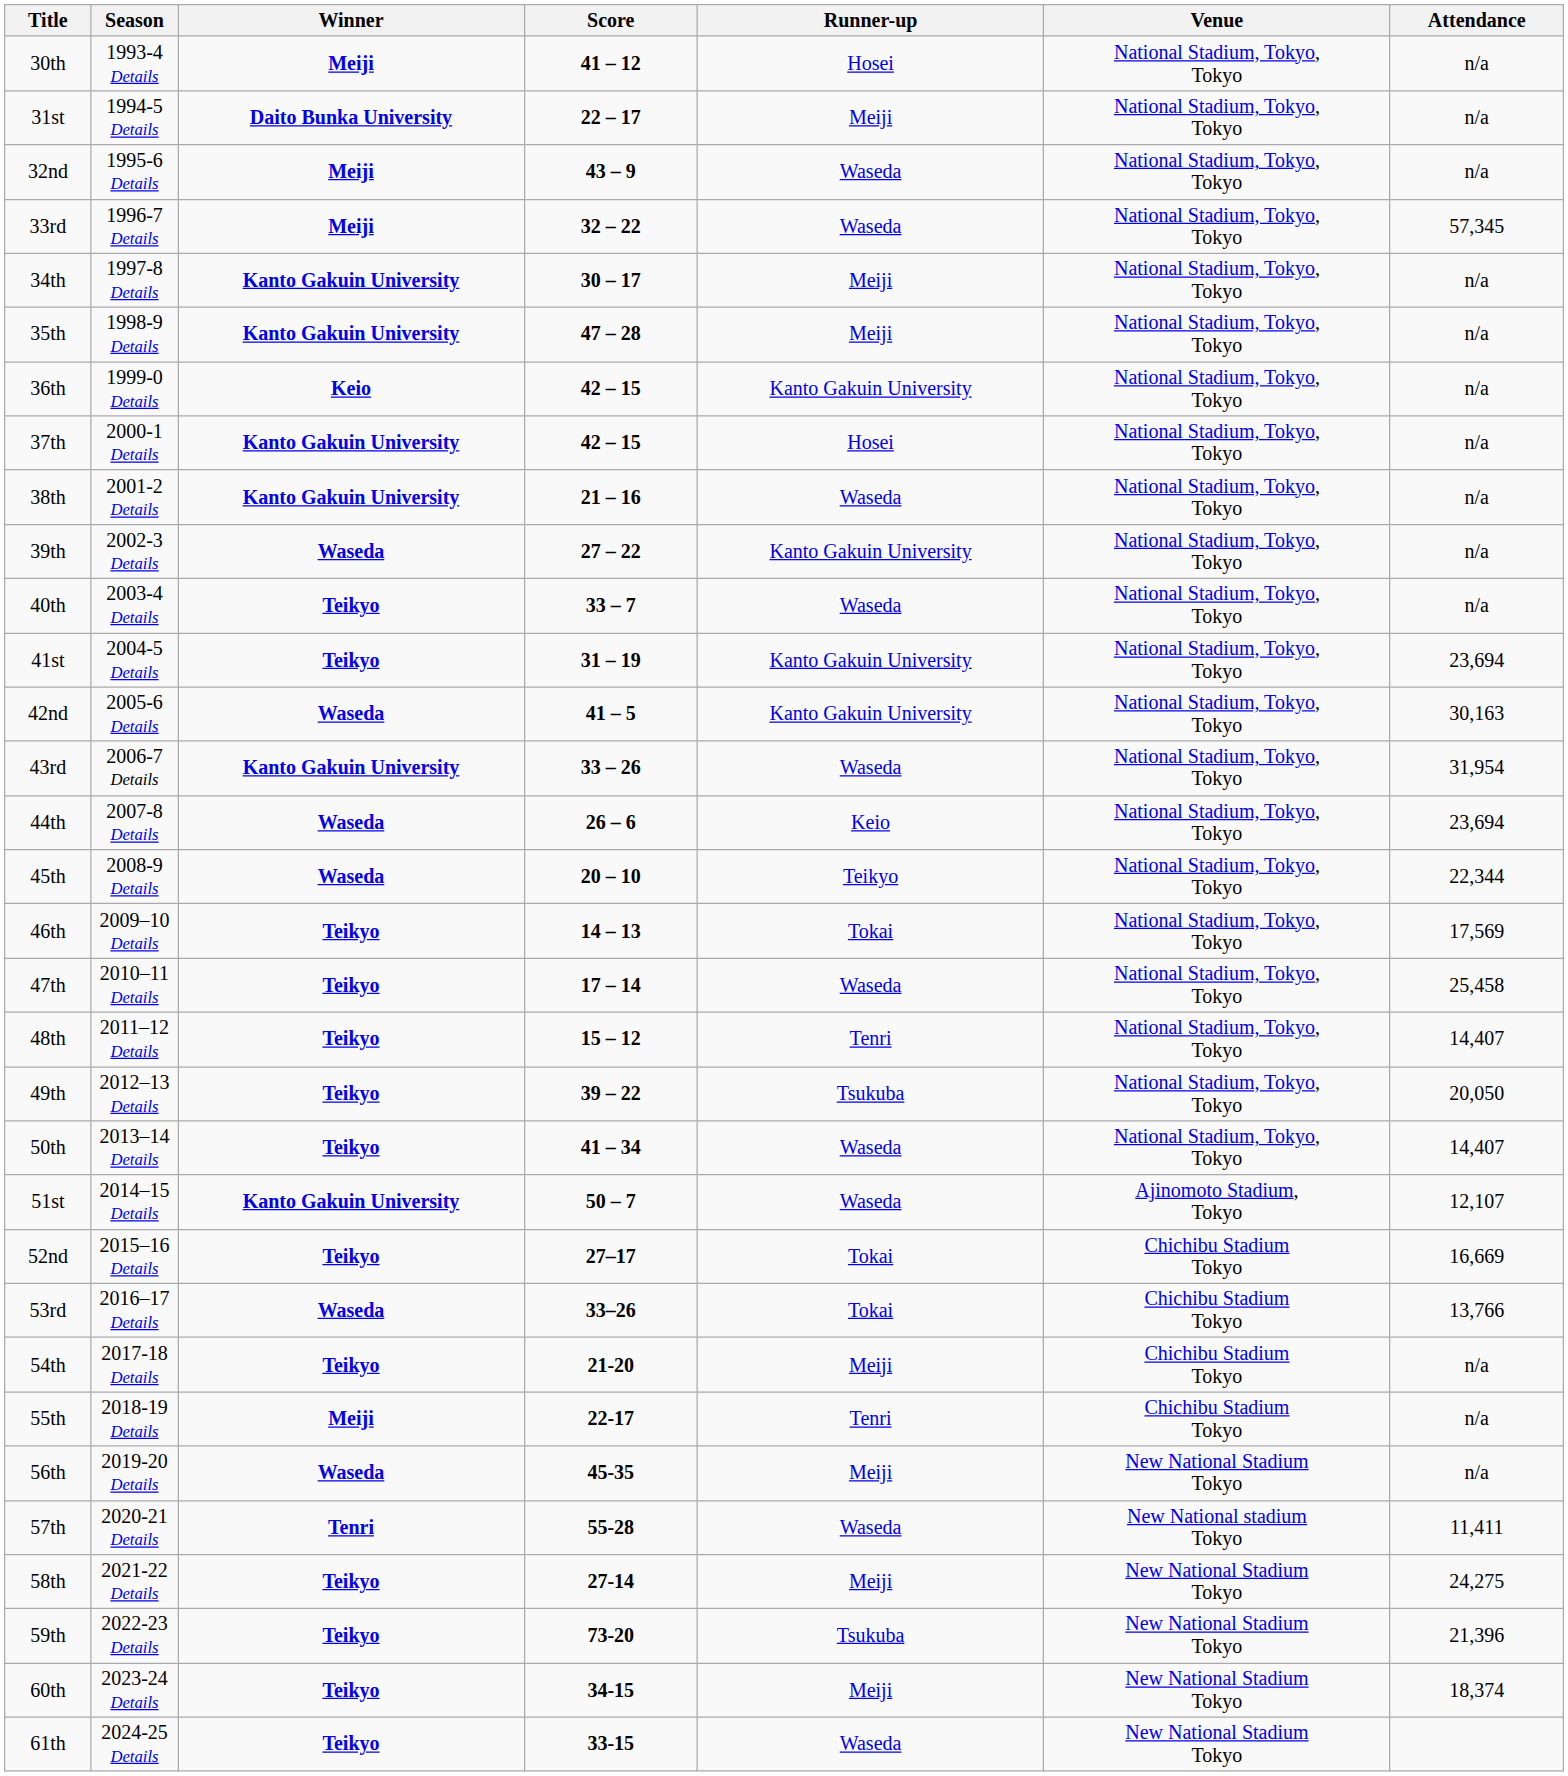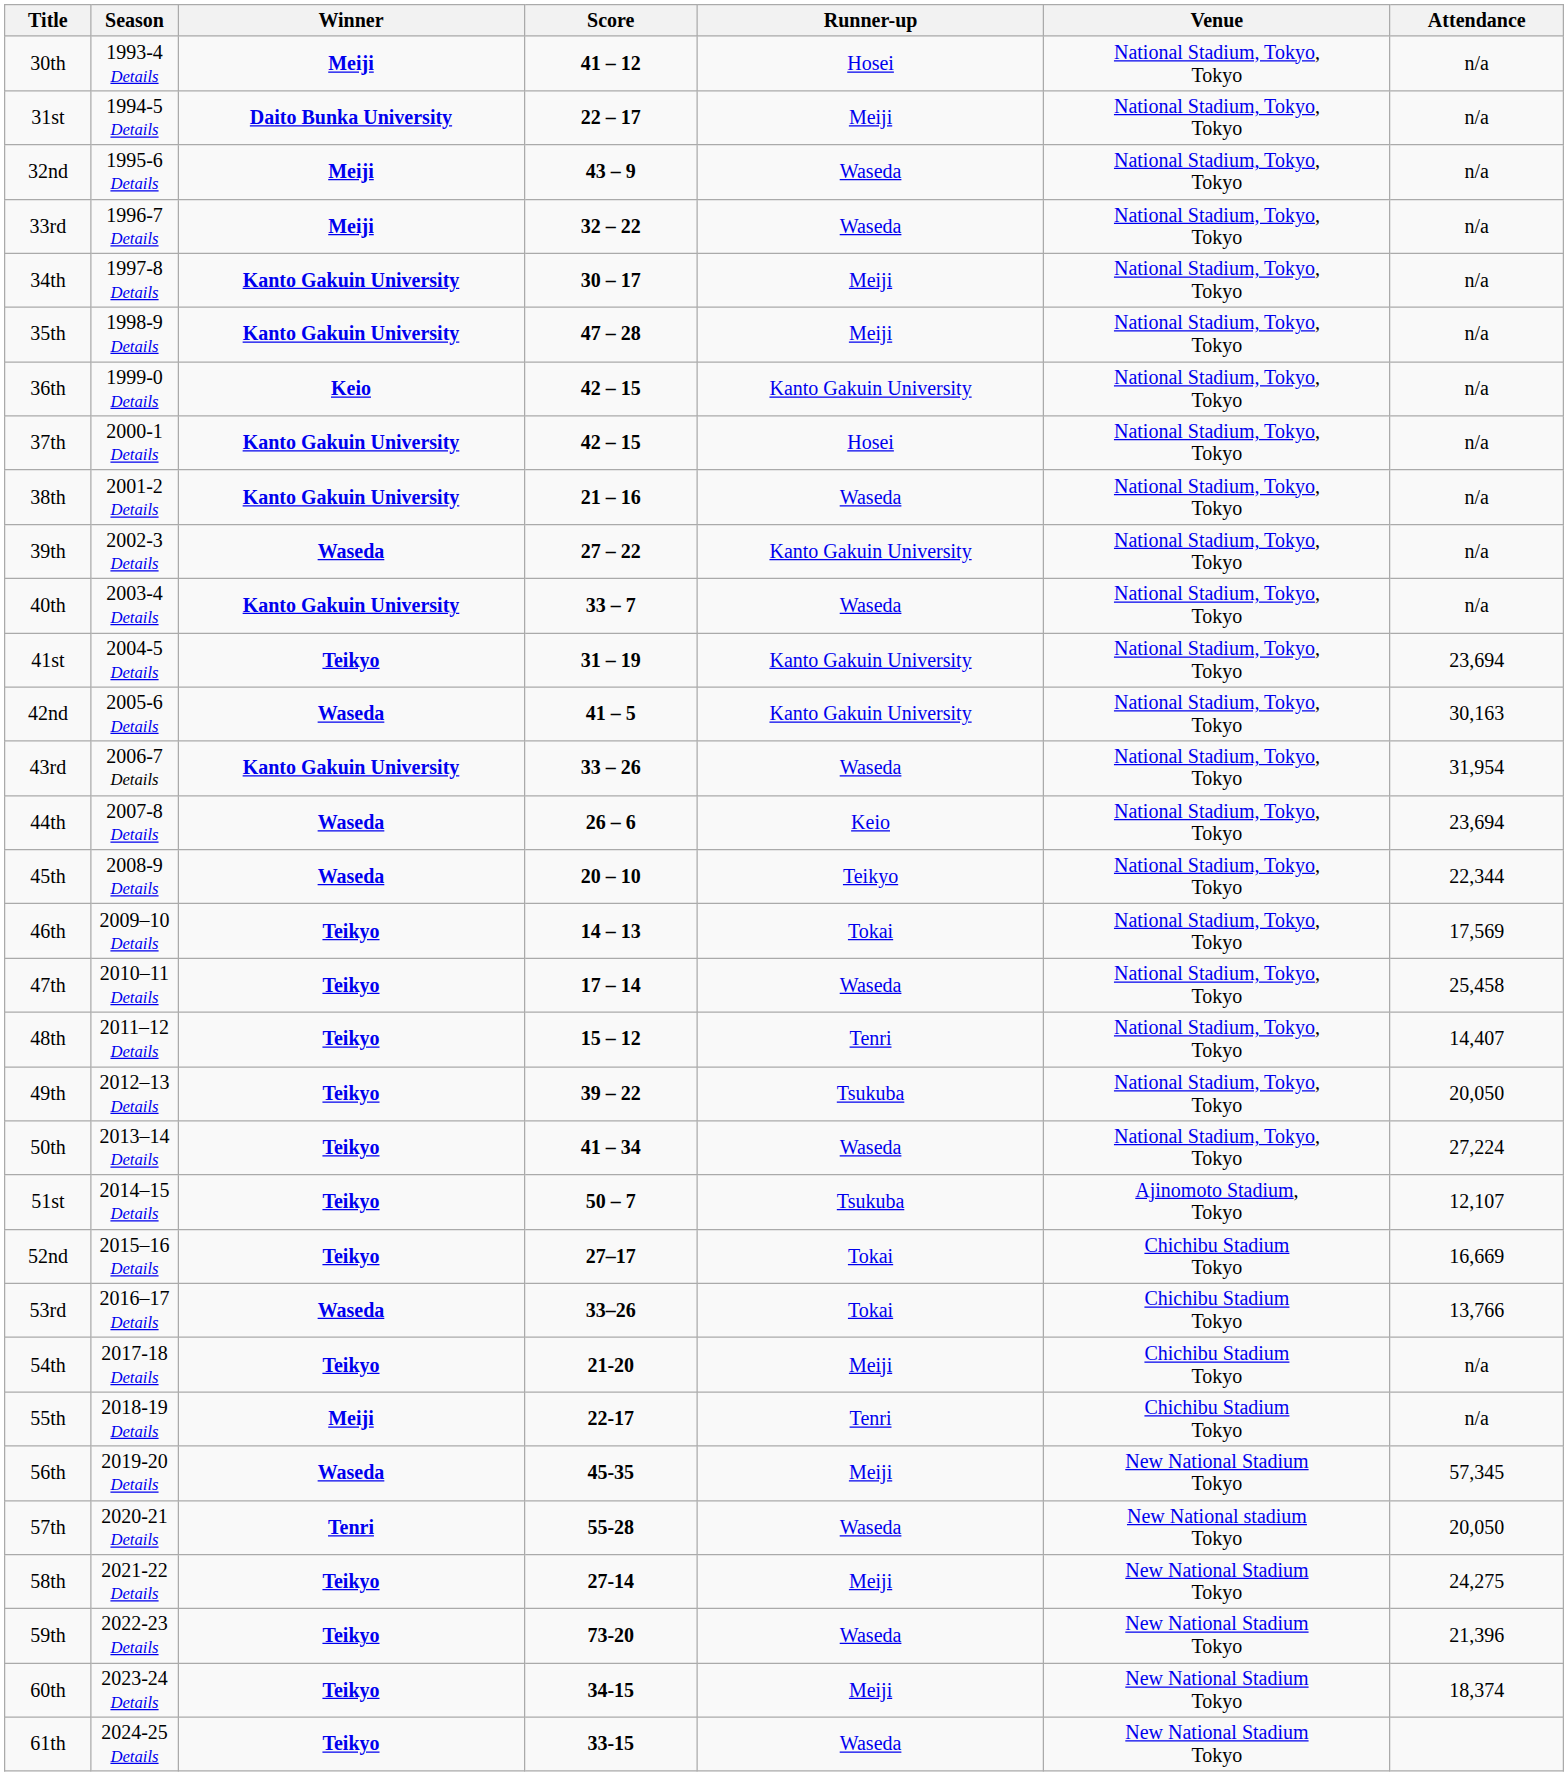(1477, 225) 57,345 -> (1477, 225) n/a
(351, 605) Teikyo -> (351, 605) Kanto Gakuin University
(1477, 1147) 14,407 -> (1477, 1147) 27,224
(351, 1201) Kanto Gakuin University -> (351, 1201) Teikyo
(871, 1201) Waseda -> (871, 1201) Tsukuba
(1477, 1473) n/a -> (1477, 1473) 57,345
(1477, 1527) 11,411 -> (1477, 1527) 20,050
(871, 1635) Tsukuba -> (871, 1635) Waseda
